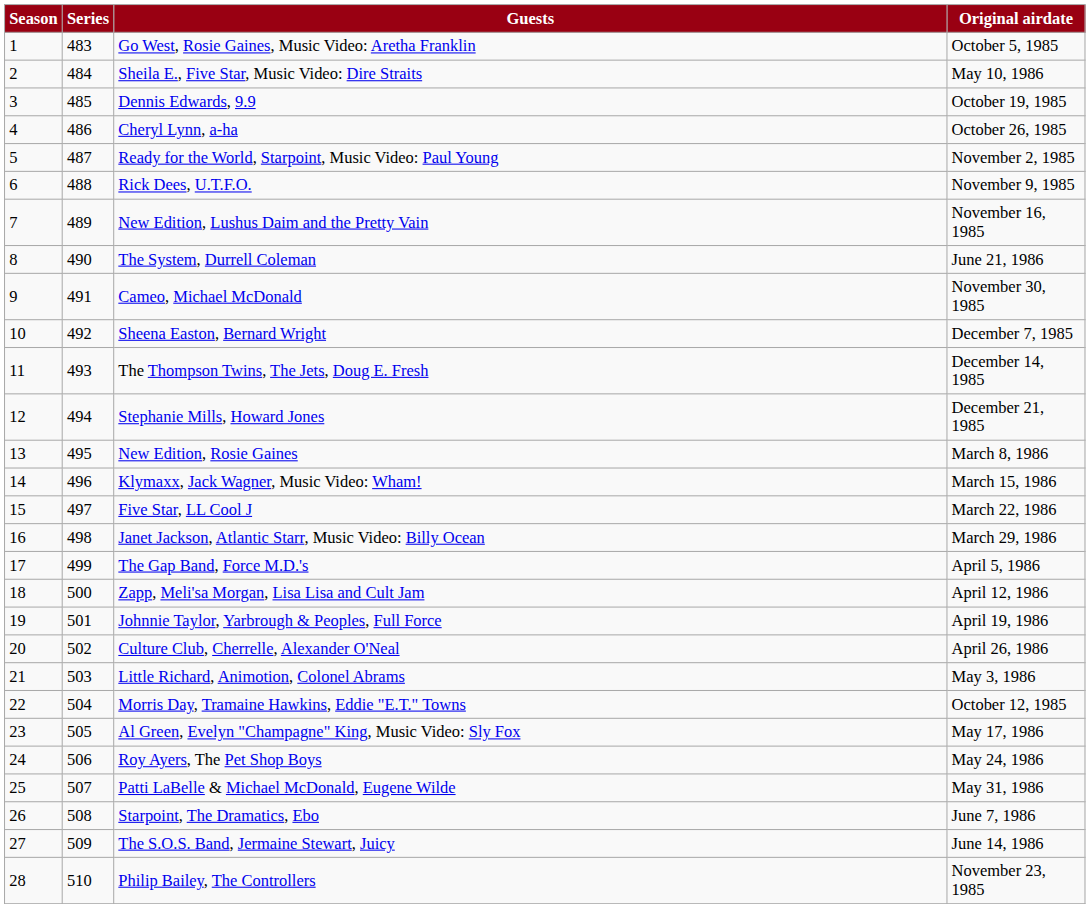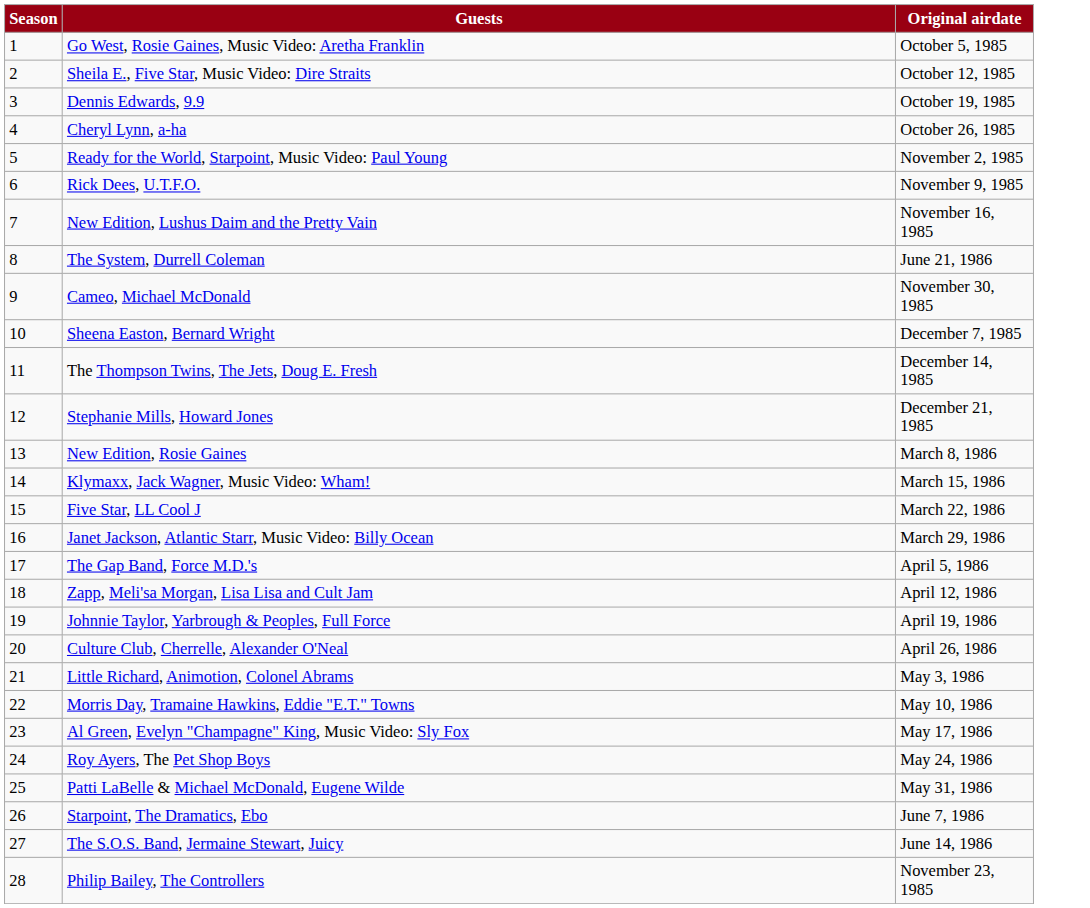- column: (88, 18)
(998, 74) May 10, 1986 -> (958, 74) October 12, 1985
(1009, 704) October 12, 1985 -> (946, 704) May 10, 1986
